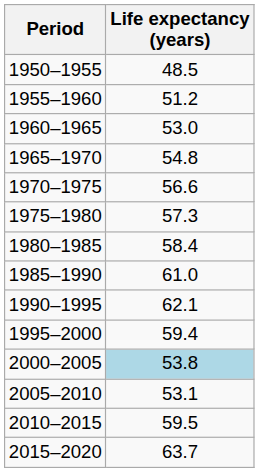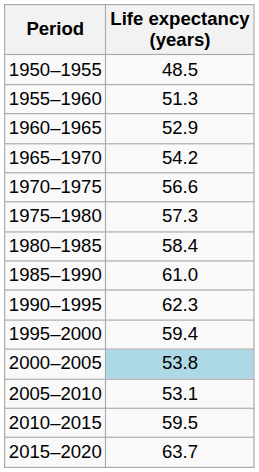(180, 98) 51.2 -> (180, 98) 51.3
(180, 128) 53.0 -> (180, 128) 52.9
(180, 157) 54.8 -> (180, 157) 54.2
(180, 305) 62.1 -> (180, 305) 62.3
